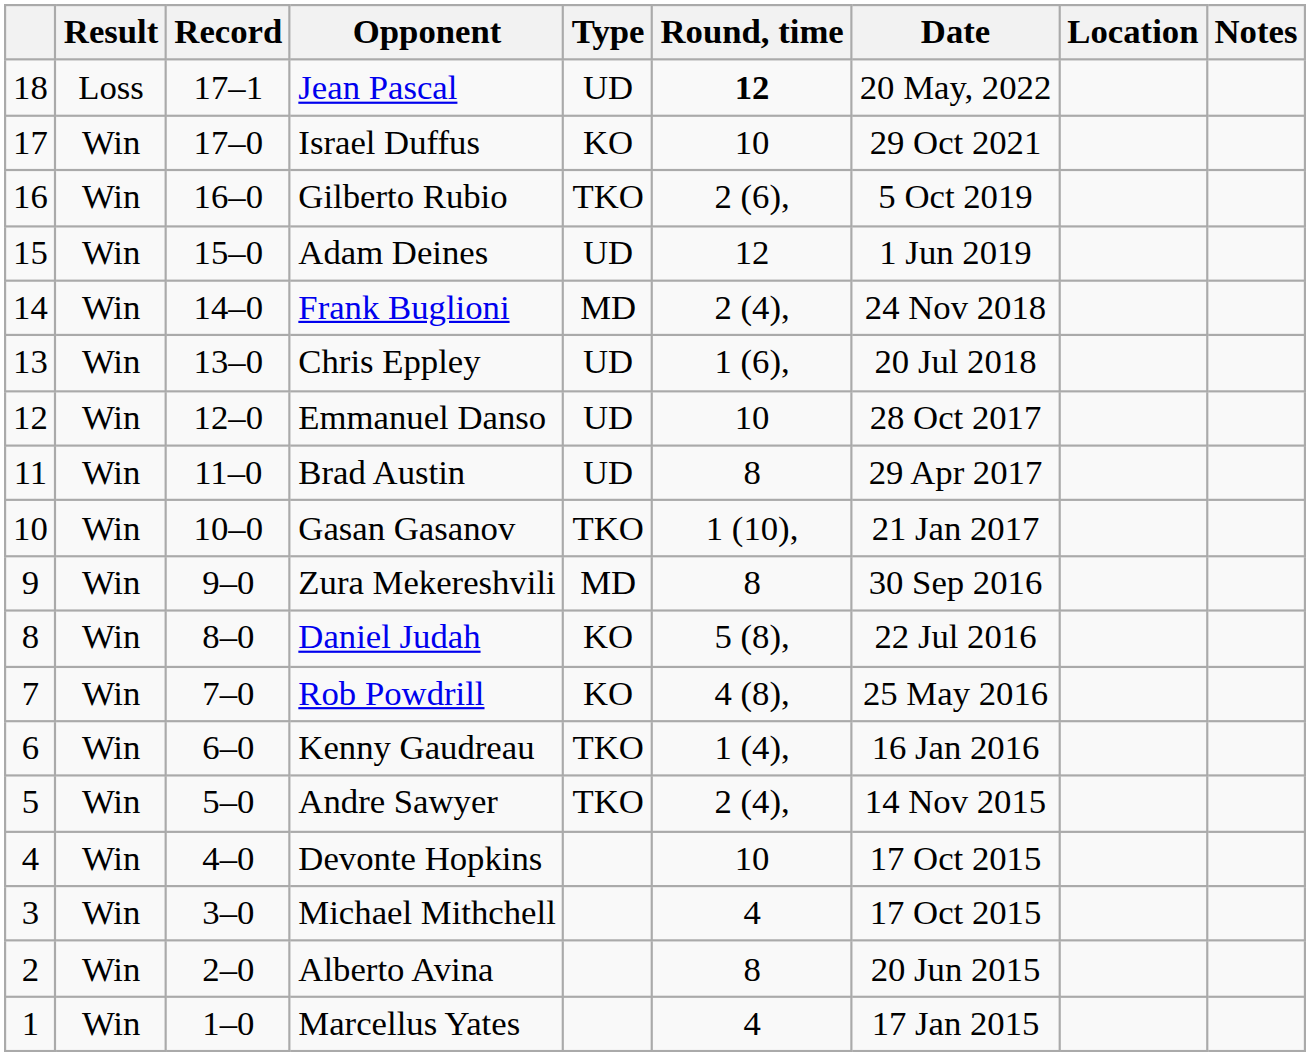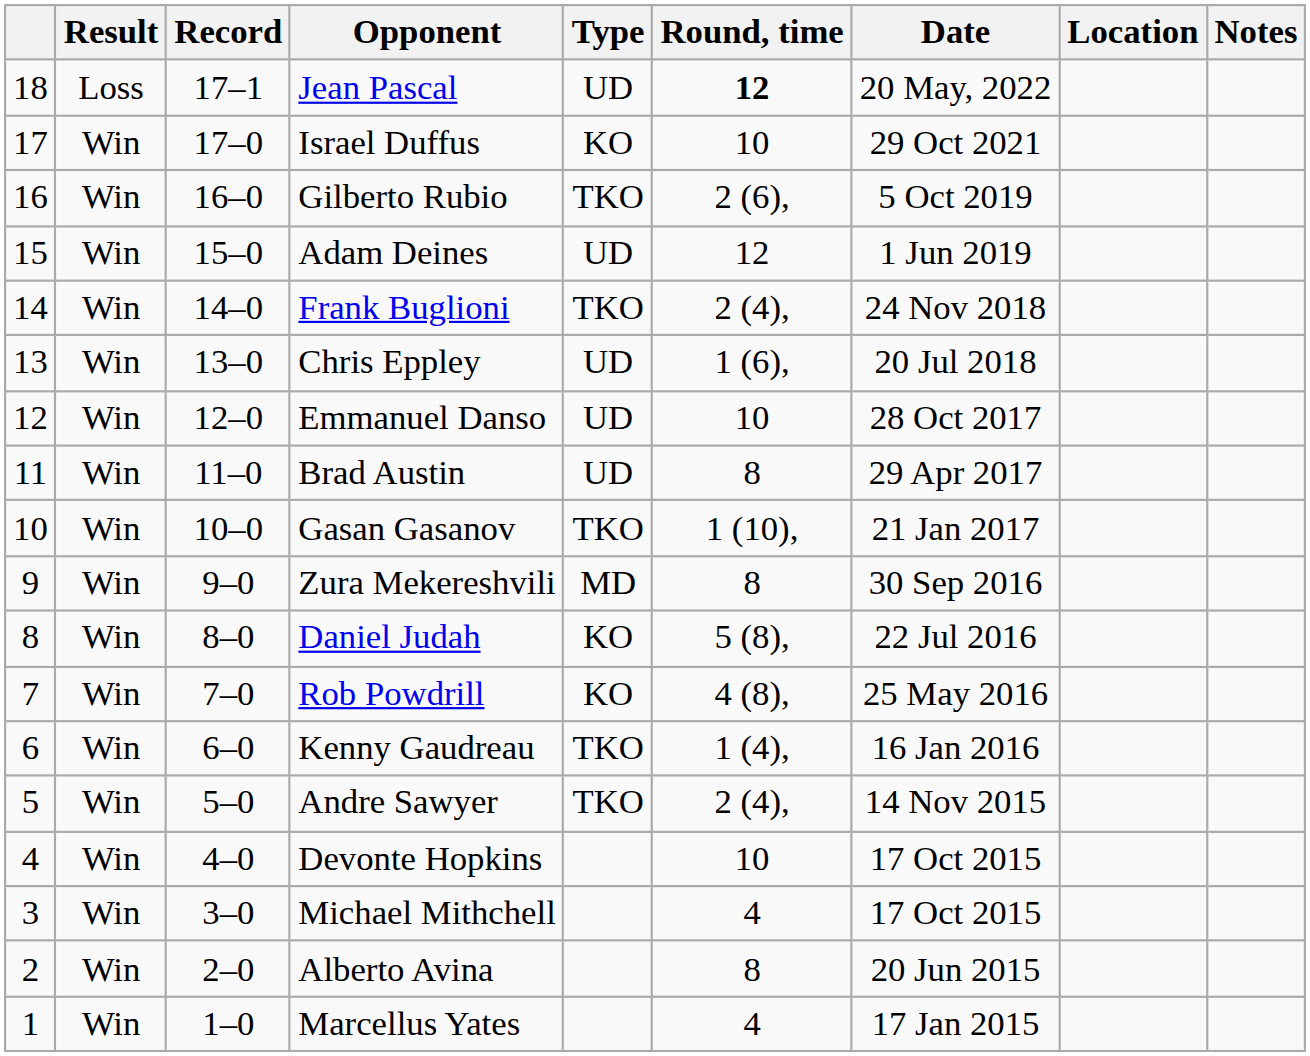(608, 307) MD -> (608, 307) TKO
